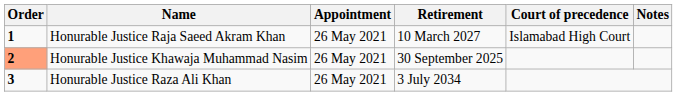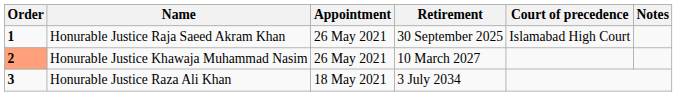(439, 36) 10 March 2027 -> (450, 36) 30 September 2025
(450, 58) 30 September 2025 -> (439, 58) 10 March 2027
(350, 79) 26 May 2021 -> (350, 79) 18 May 2021
